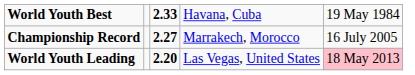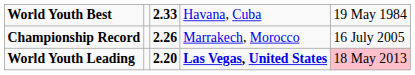(165, 37) 2.27 -> (165, 37) 2.26
(252, 59) normal -> (255, 59) bold
